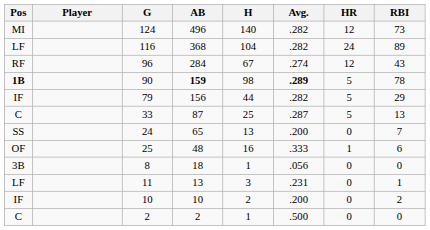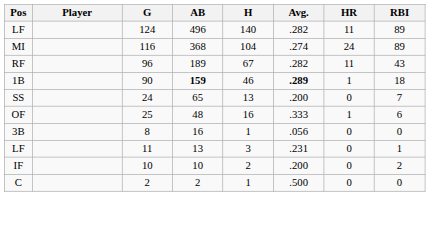(18, 30) MI -> (18, 30) LF
(349, 30) 12 -> (349, 30) 11
(400, 30) 73 -> (400, 30) 89
(18, 47) LF -> (18, 47) MI
(299, 47) .282 -> (299, 47) .274
(198, 64) 284 -> (198, 64) 189
(299, 64) .274 -> (299, 64) .282
(349, 64) 12 -> (349, 64) 11
(18, 81) bold -> (18, 81) normal
(248, 81) 98 -> (248, 81) 46
(349, 81) 5 -> (349, 81) 1
(400, 81) 78 -> (400, 81) 18
- row: (147, 98)
- row: (147, 115)
(198, 166) 18 -> (198, 132) 16
